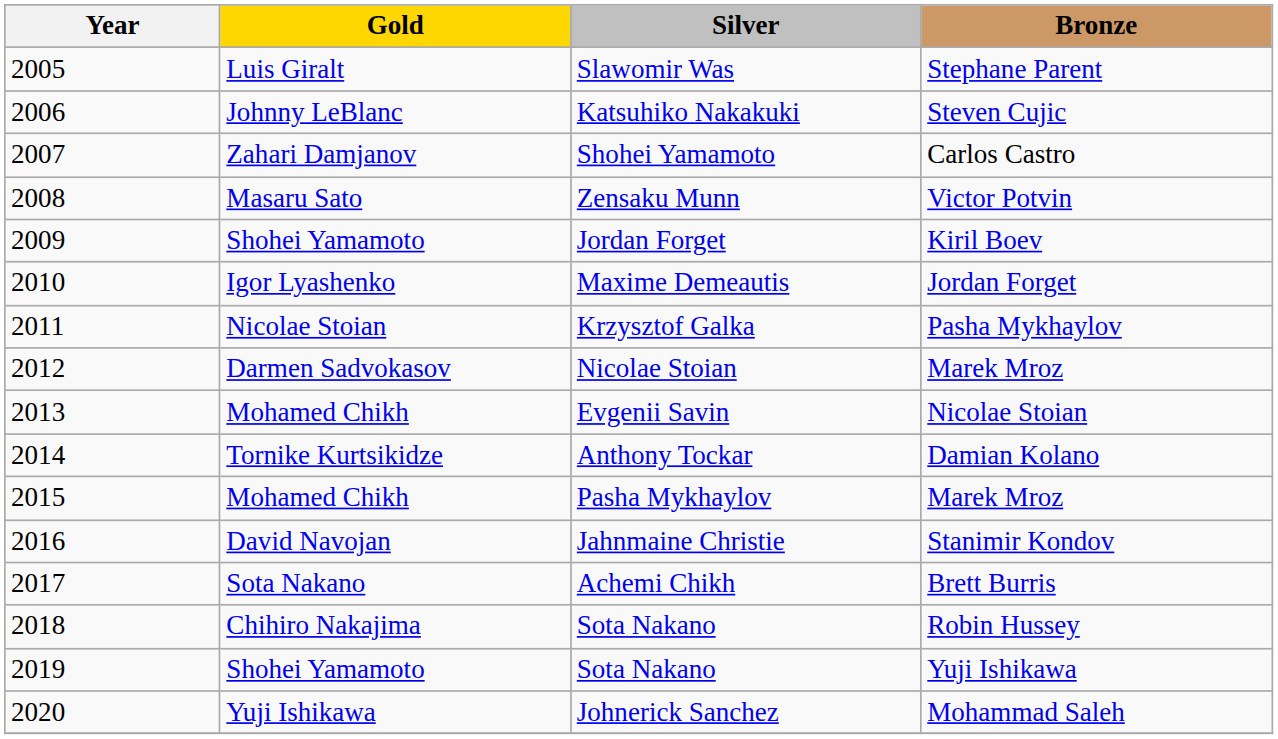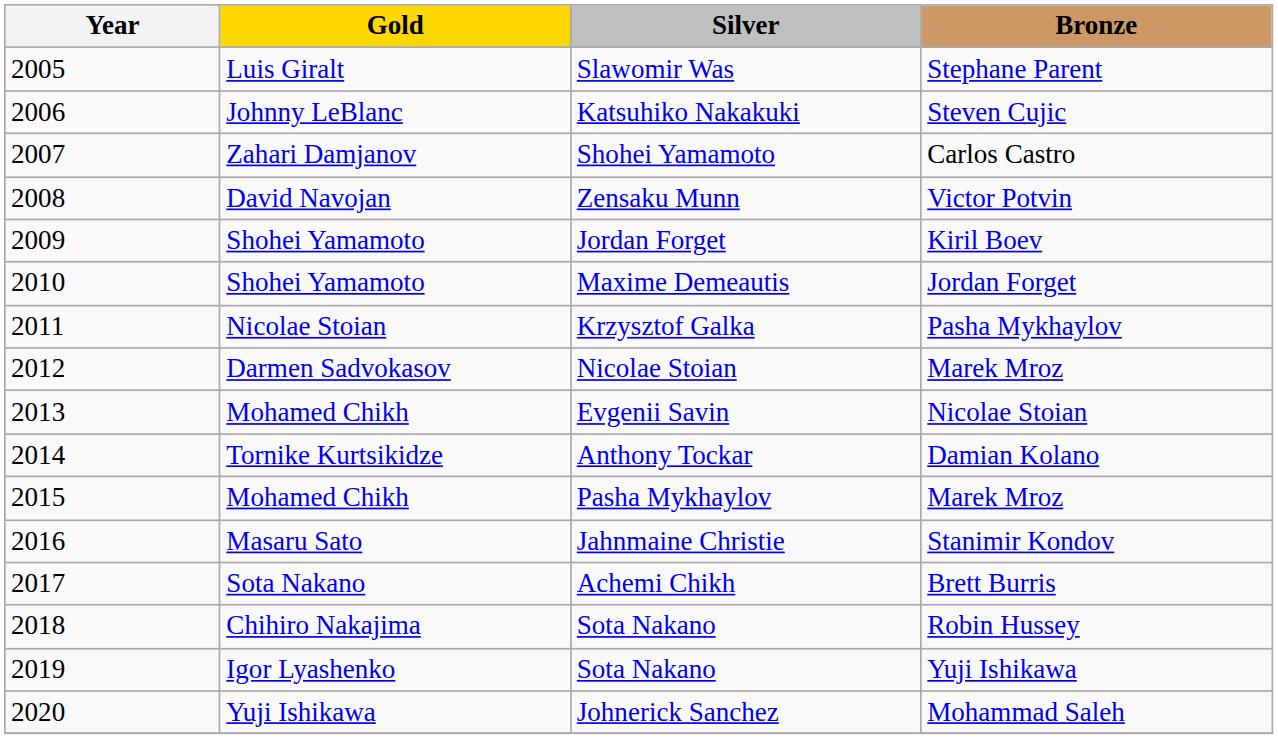(294, 197) Masaru Sato -> (309, 197) David Navojan
(311, 283) Igor Lyashenko -> (325, 283) Shohei Yamamoto
(309, 540) David Navojan -> (294, 540) Masaru Sato
(325, 669) Shohei Yamamoto -> (311, 669) Igor Lyashenko
